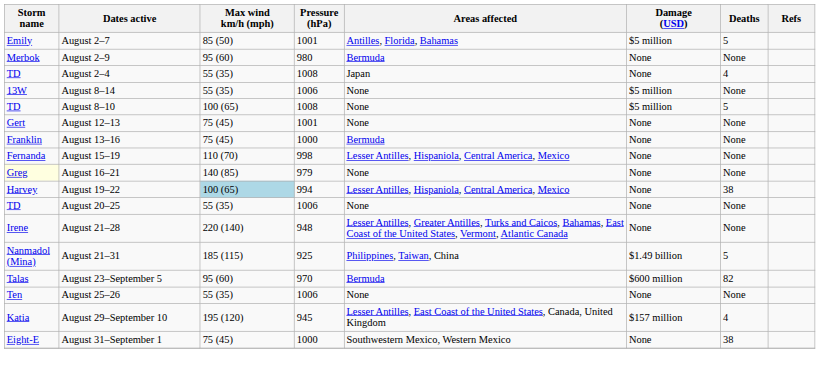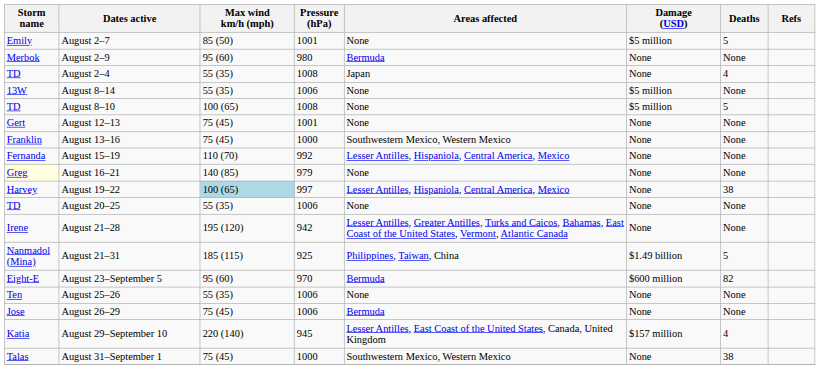(402, 40) Antilles, Florida, Bahamas -> (358, 40) None
(366, 139) Bermuda -> (429, 139) Southwestern Mexico, Western Mexico
(305, 156) 998 -> (305, 156) 992
(305, 189) 994 -> (305, 189) 997
(223, 228) 220 (140) -> (223, 228) 195 (120)
(305, 228) 948 -> (305, 228) 942
(18, 278) Talas -> (23, 278) Eight-E
+ row: (91, 311)
(223, 317) 195 (120) -> (223, 334) 220 (140)
(23, 339) Eight-E -> (18, 356) Talas
